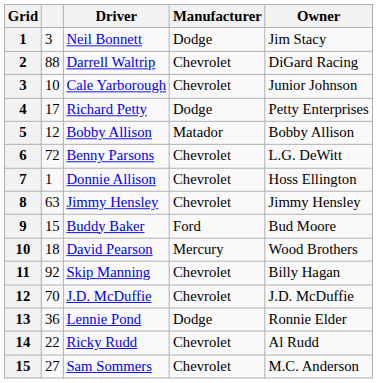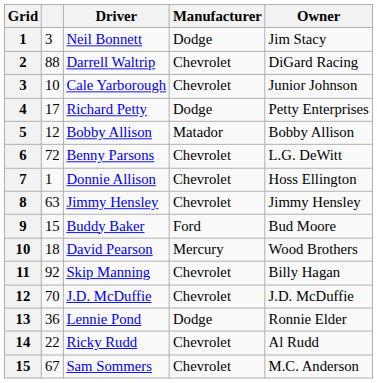(52, 366) 27 -> (52, 366) 67
